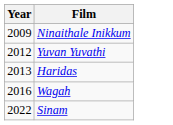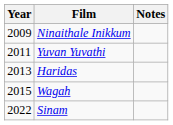+ column: (151, 14)
(19, 52) 2012 -> (19, 52) 2011
(19, 91) 2016 -> (19, 91) 2015
